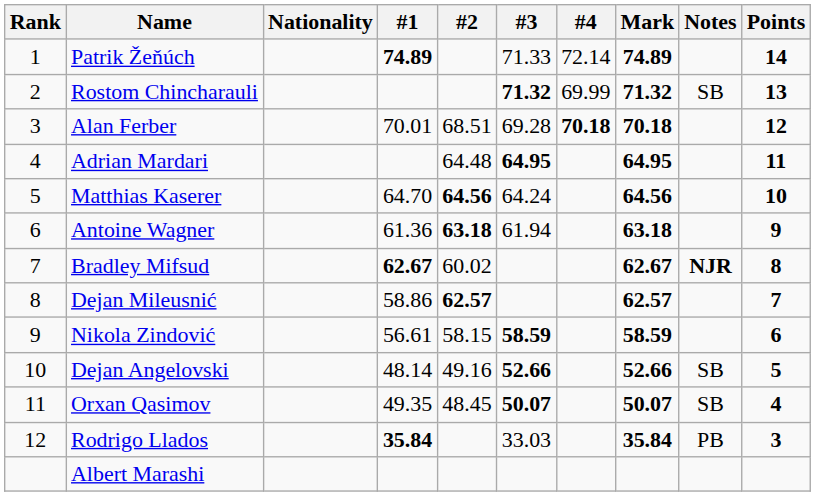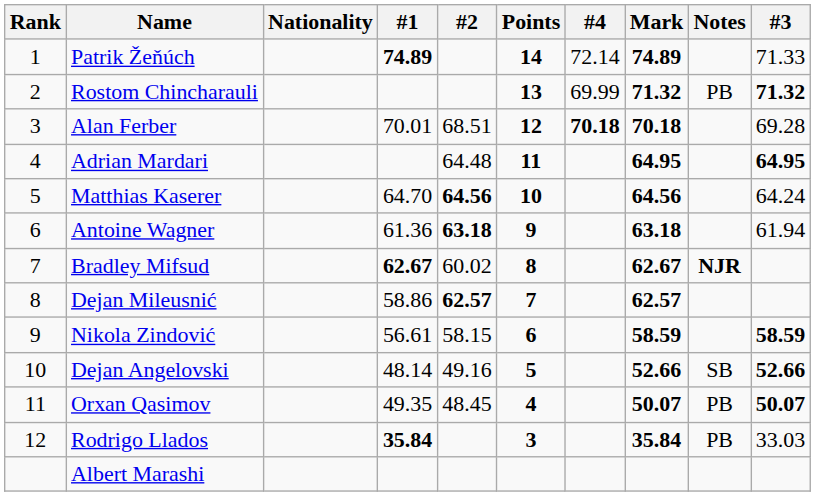columns swapped: (526, 21) <-> (776, 21)
(710, 91) SB -> (720, 91) PB
(710, 404) SB -> (720, 404) PB
